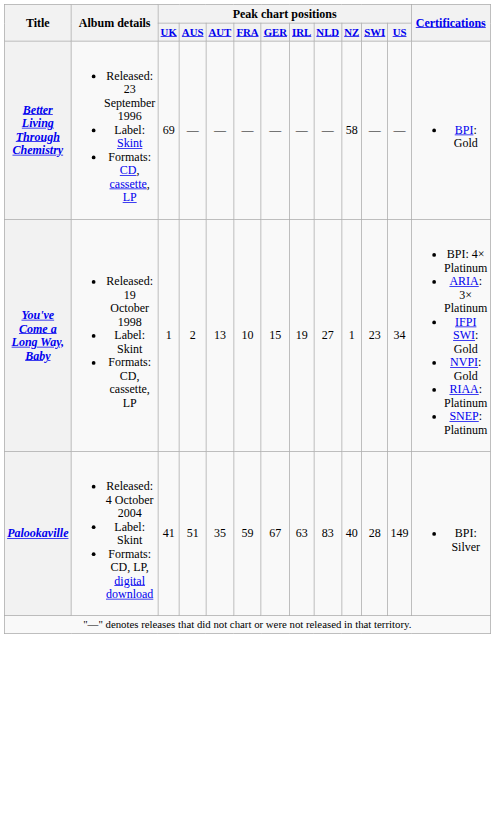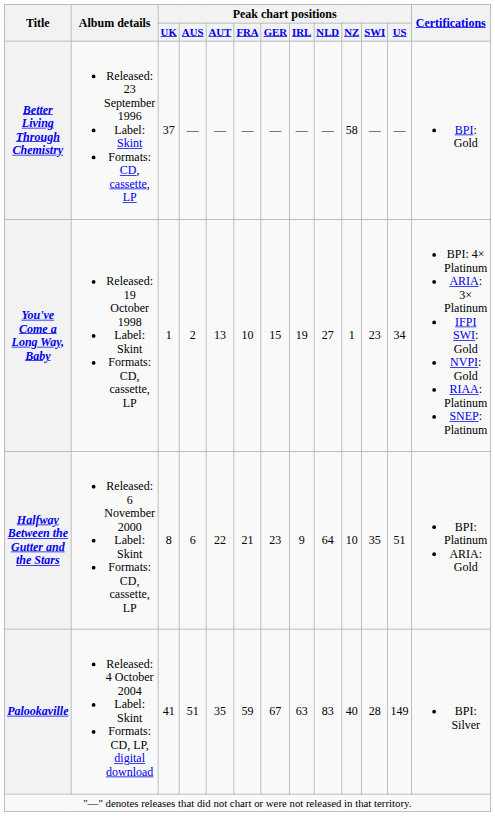(169, 130) 69 -> (169, 130) 37
+ row: (38, 540)
